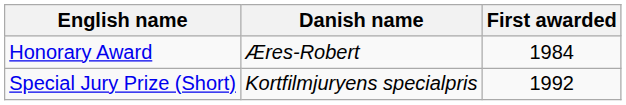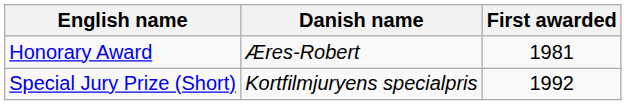(552, 52) 1984 -> (552, 52) 1981
